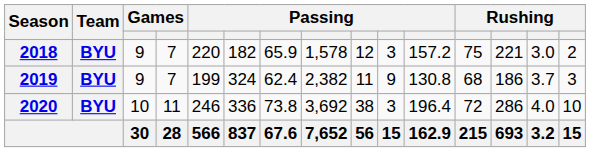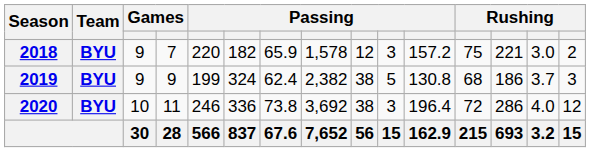(172, 79) 7 -> (172, 79) 9
(365, 79) 11 -> (365, 79) 38
(391, 79) 9 -> (391, 79) 5
(572, 106) 10 -> (572, 106) 12
